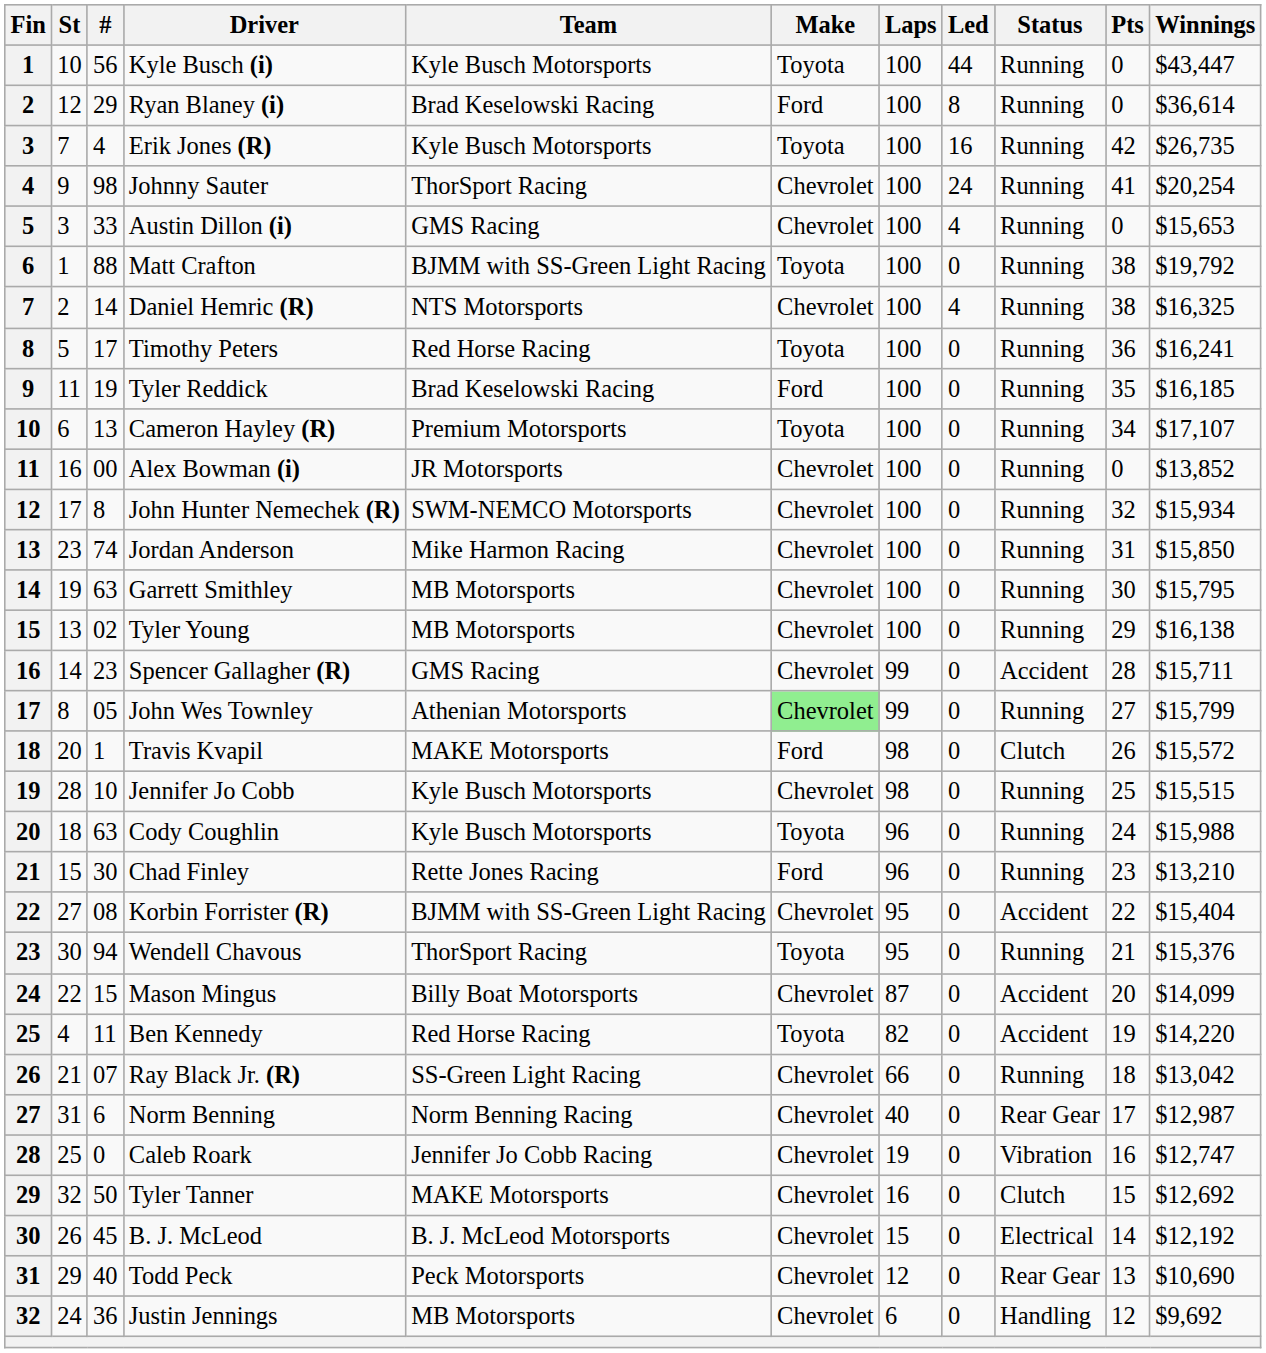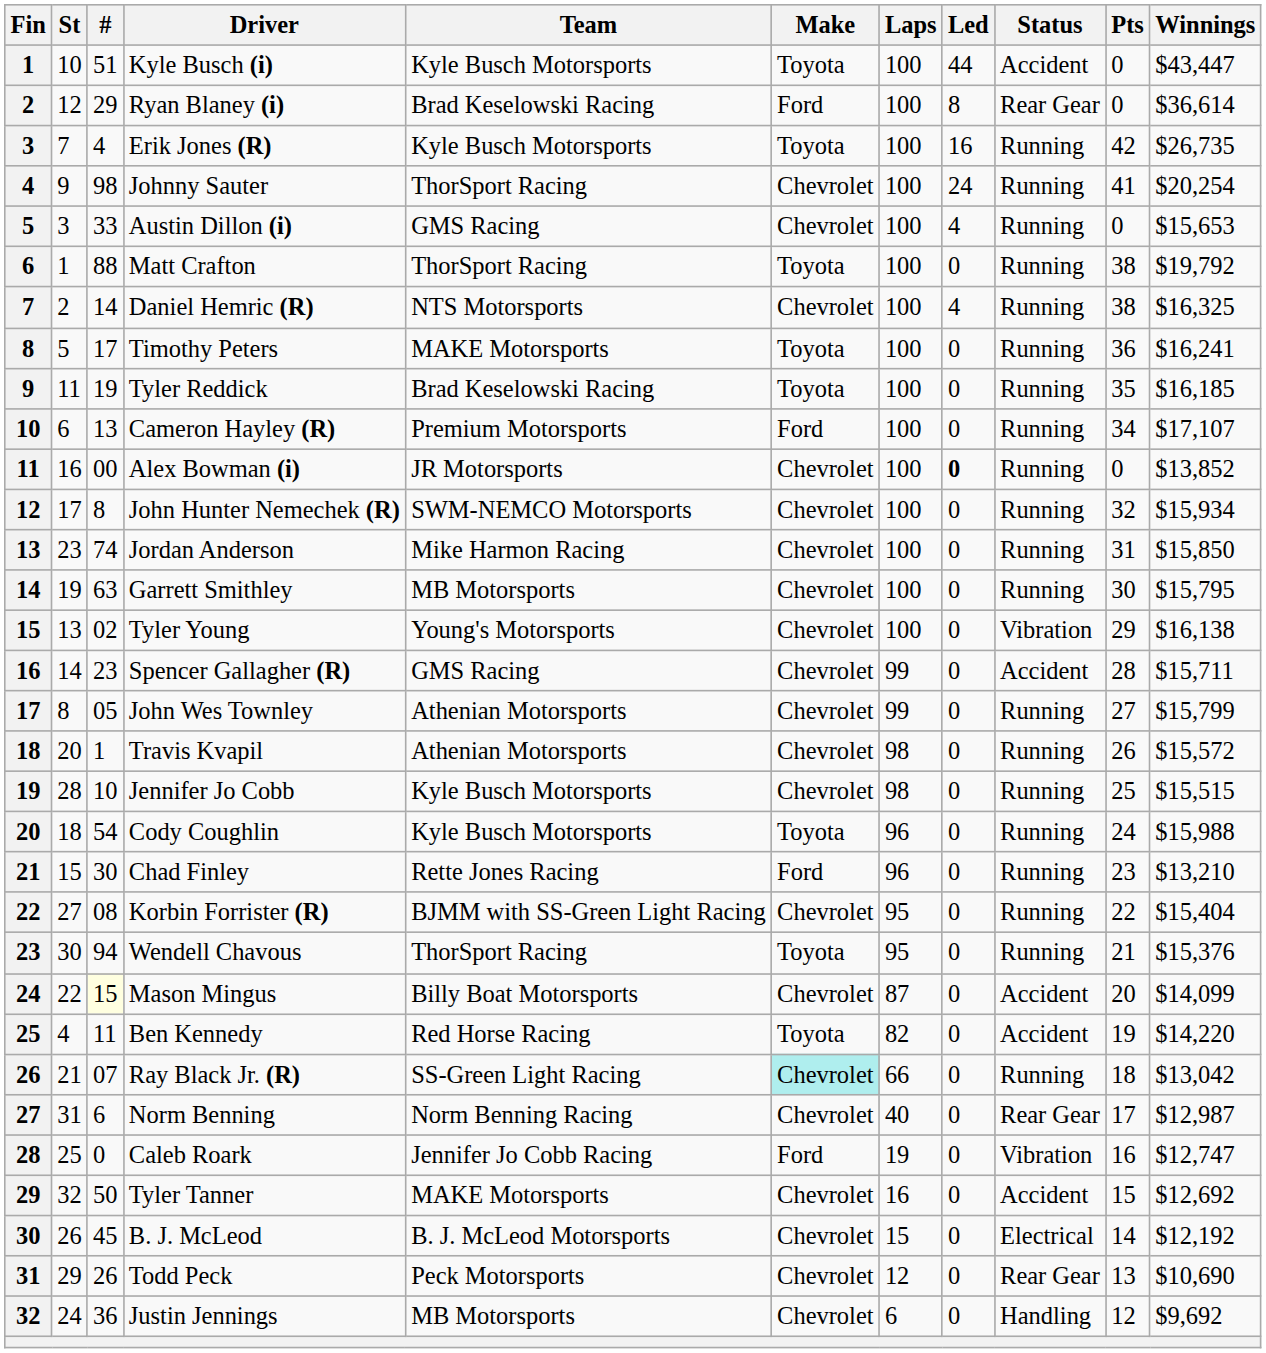(105, 65) 56 -> (105, 65) 51
(1042, 65) Running -> (1044, 65) Accident
(1042, 105) Running -> (1050, 105) Rear Gear
(588, 266) BJMM with SS-Green Light Racing -> (499, 266) ThorSport Racing
(501, 347) Red Horse Racing -> (510, 347) MAKE Motorsports
(800, 388) Ford -> (811, 388) Toyota
(811, 428) Toyota -> (800, 428) Ford
(954, 468) normal -> (954, 468) bold
(493, 630) MB Motorsports -> (513, 630) Young's Motorsports
(1042, 630) Running -> (1046, 630) Vibration
(825, 710) lightgreen background -> (825, 710) no background
(510, 751) MAKE Motorsports -> (519, 751) Athenian Motorsports
(800, 751) Ford -> (825, 751) Chevrolet
(1033, 751) Clutch -> (1042, 751) Running
(105, 831) 63 -> (105, 831) 54
(1044, 912) Accident -> (1042, 912) Running
(105, 993) no background -> (105, 993) lightyellow background
(825, 1073) no background -> (825, 1073) paleturquoise background
(825, 1154) Chevrolet -> (800, 1154) Ford
(1033, 1195) Clutch -> (1044, 1195) Accident
(105, 1275) 40 -> (105, 1275) 26
